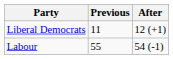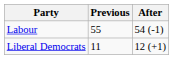rows swapped: (22, 46) <-> (46, 29)
